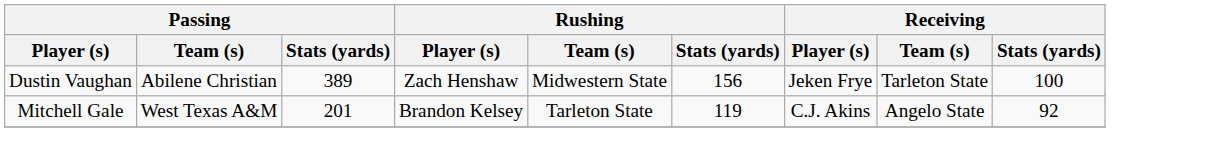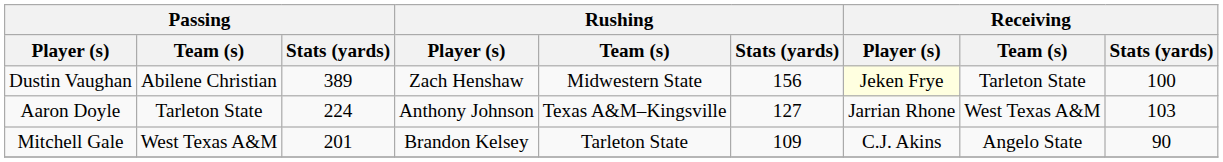(830, 80) no background -> (902, 80) lightyellow background
+ row: (70, 111)
(728, 111) 119 -> (787, 141) 109
(1049, 111) 92 -> (1161, 141) 90
